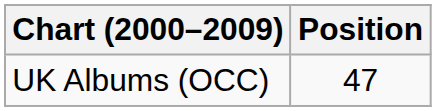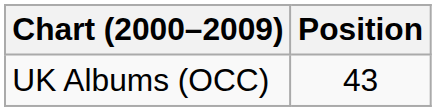(361, 79) 47 -> (361, 79) 43
